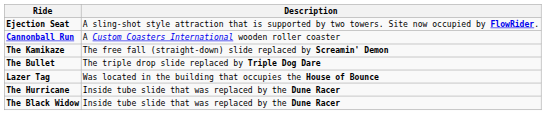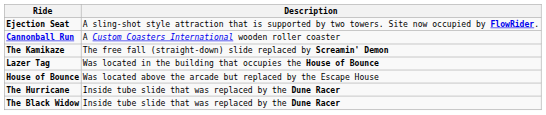- row: (30, 63)
+ row: (43, 77)
